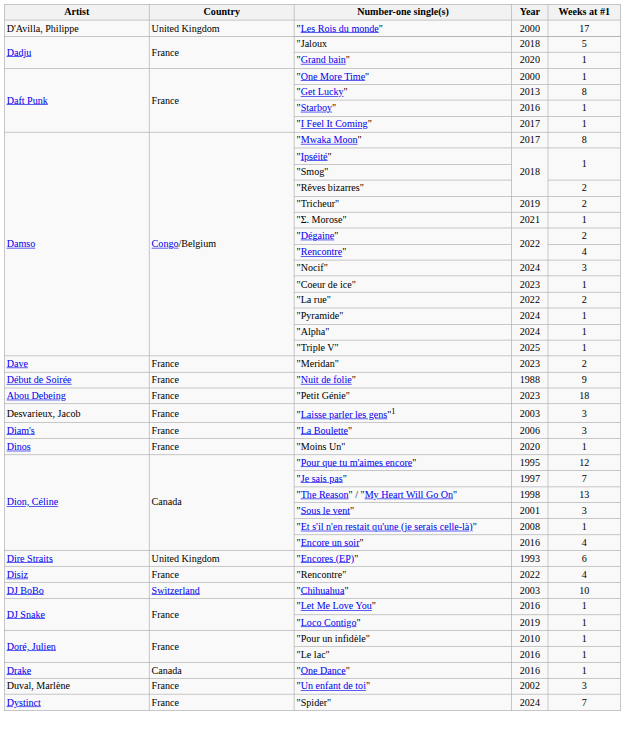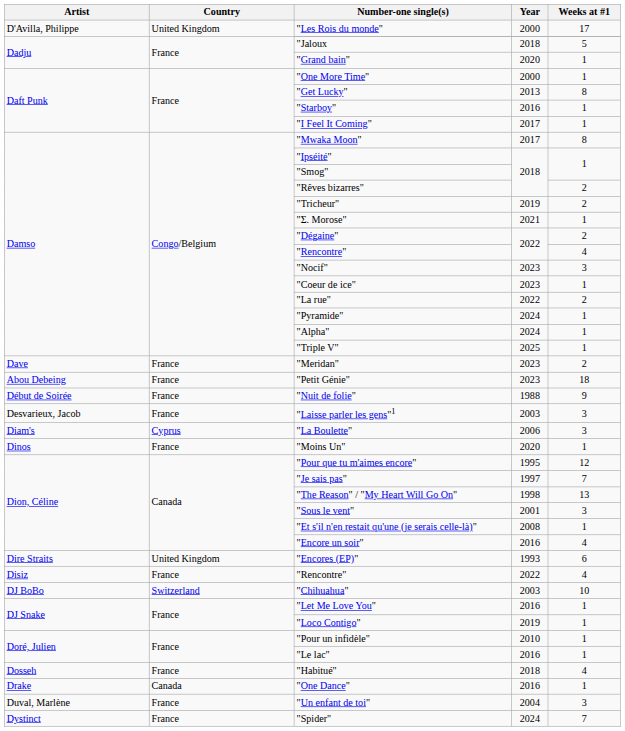(530, 268) 2024 -> (530, 268) 2023
rows swapped: (36, 396) <-> (39, 380)
(165, 430) France -> (166, 430) Cyprus
+ row: (21, 670)
(530, 686) 2002 -> (530, 702) 2004
